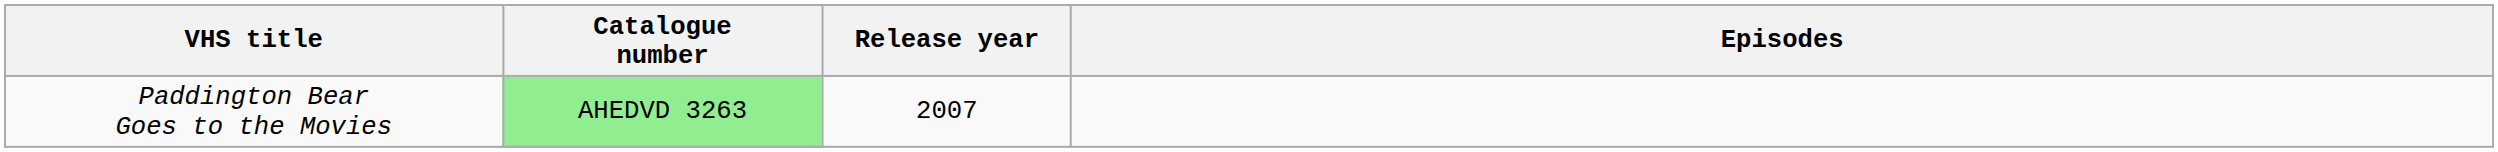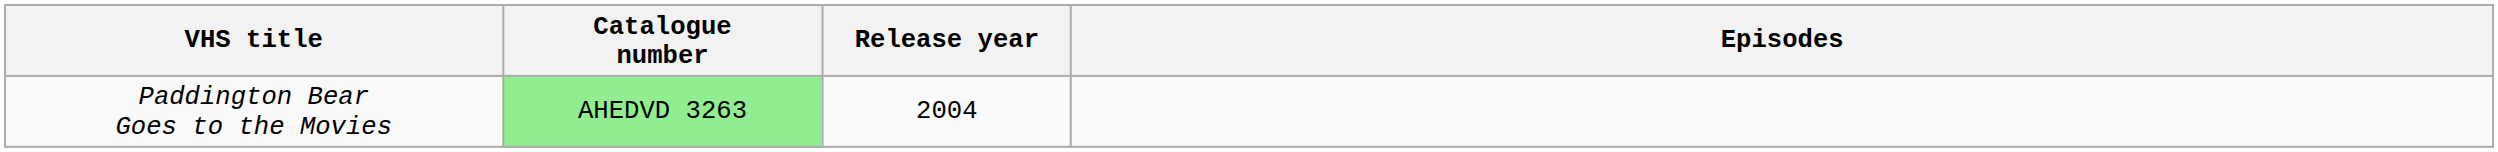(947, 112) 2007 -> (947, 112) 2004
